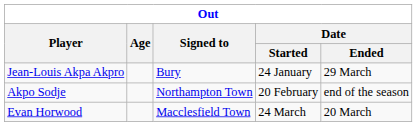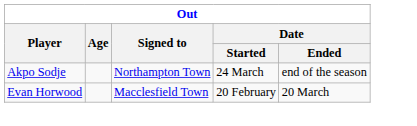- row: (66, 72)
(288, 92) 20 February -> (240, 72) 24 March
(282, 111) 24 March -> (246, 92) 20 February
